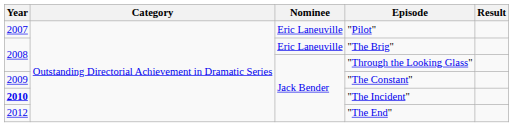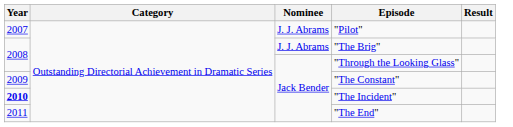(310, 29) Eric Laneuville -> (303, 29) J. J. Abrams
(310, 46) Eric Laneuville -> (303, 46) J. J. Abrams
(17, 113) 2012 -> (17, 113) 2011
